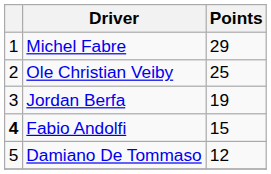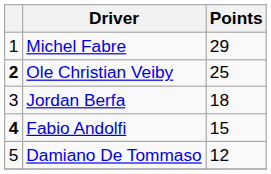(13, 73) normal -> (13, 73) bold
(219, 101) 19 -> (219, 101) 18
